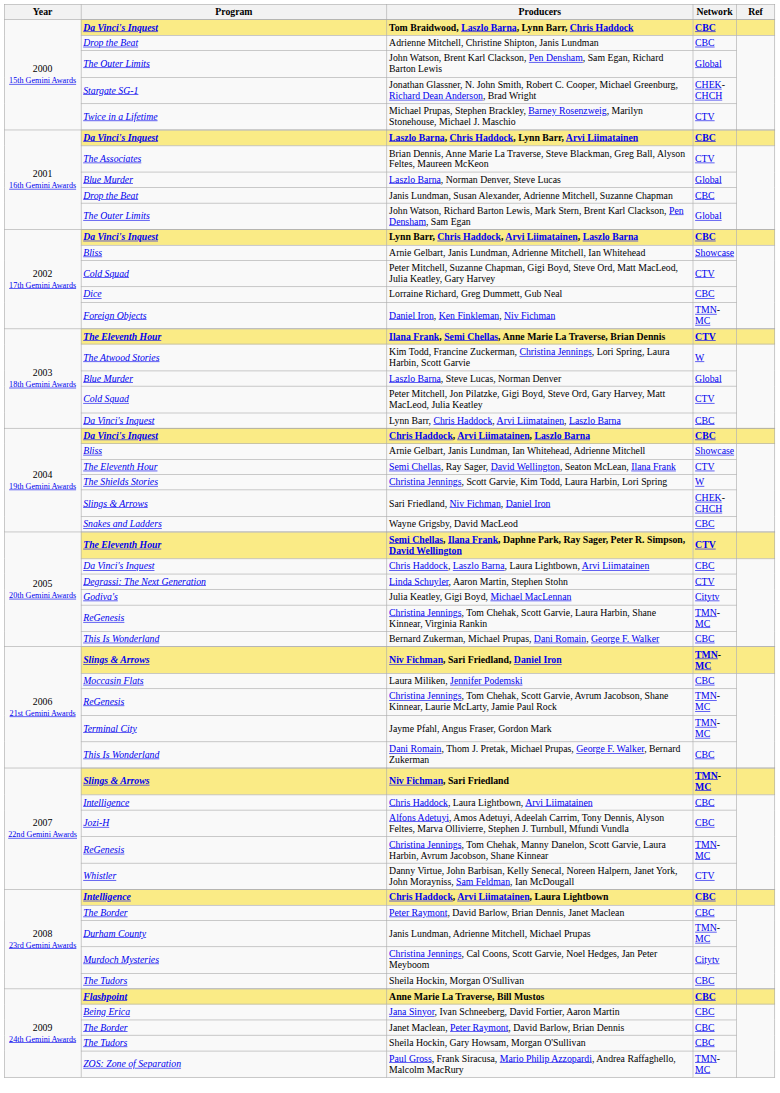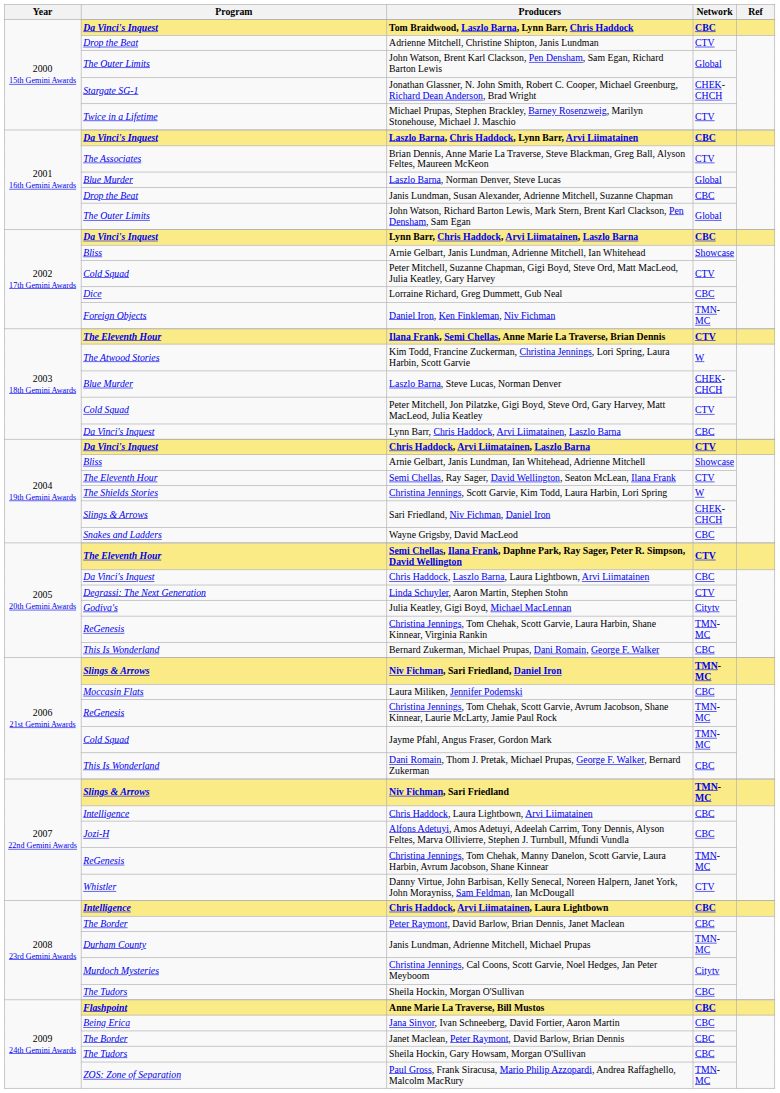(705, 43) CBC -> (705, 43) CTV
(708, 378) Global -> (710, 384) CHEK-CHCH
(705, 436) CBC -> (705, 447) CTV
(110, 728) Terminal City -> (106, 739) Cold Squad
